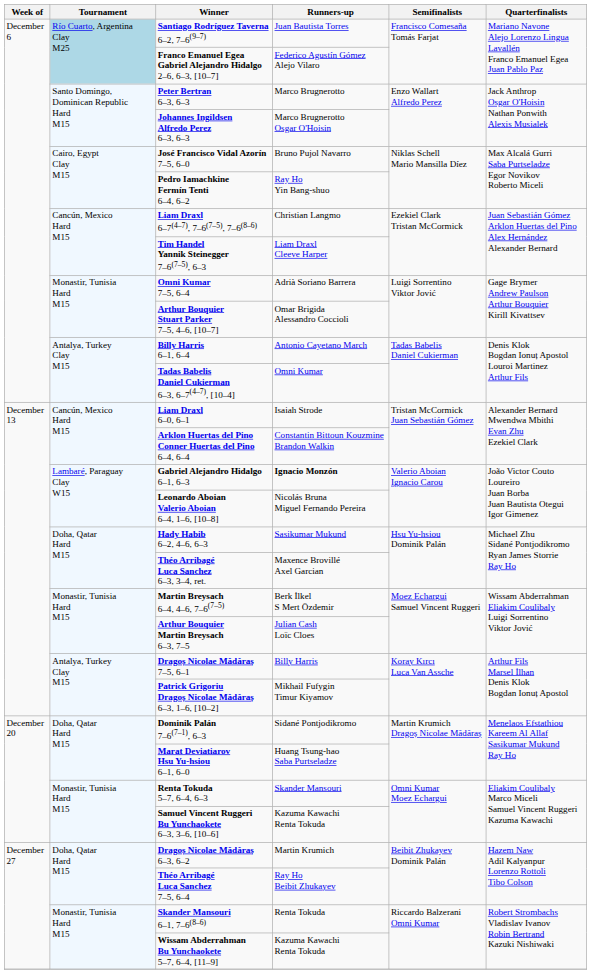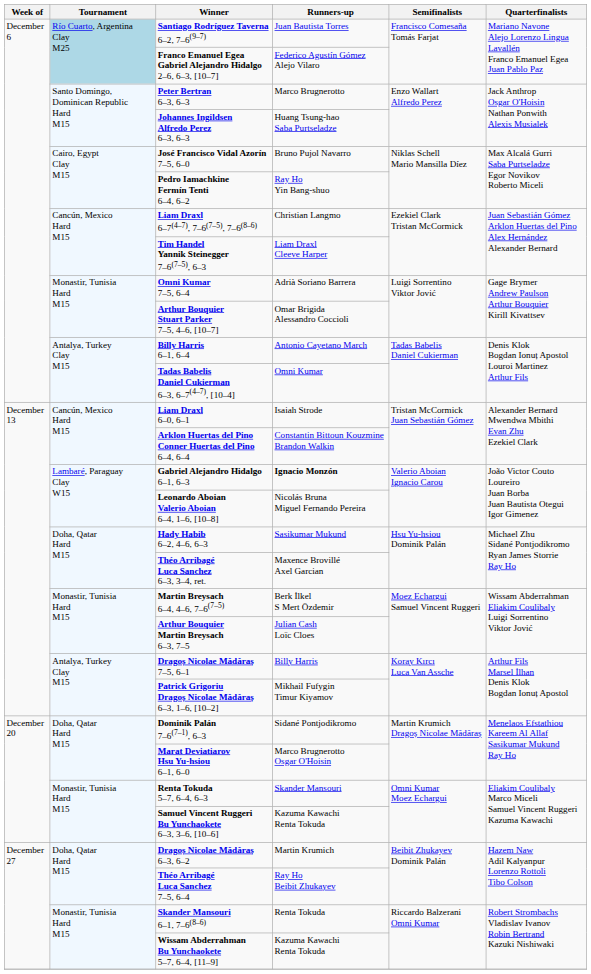(310, 122) Marco Brugnerotto Osgar O'Hoisin -> (307, 122) Huang Tsung-hao Saba Purtseladze
(307, 756) Huang Tsung-hao Saba Purtseladze -> (310, 756) Marco Brugnerotto Osgar O'Hoisin
